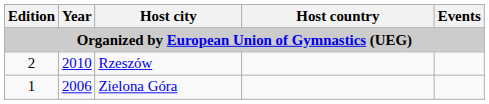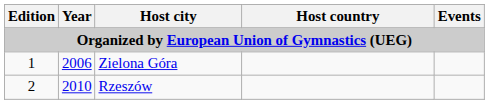rows swapped: (138, 87) <-> (125, 63)
